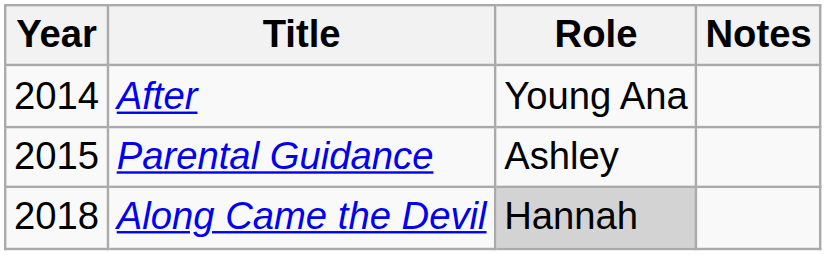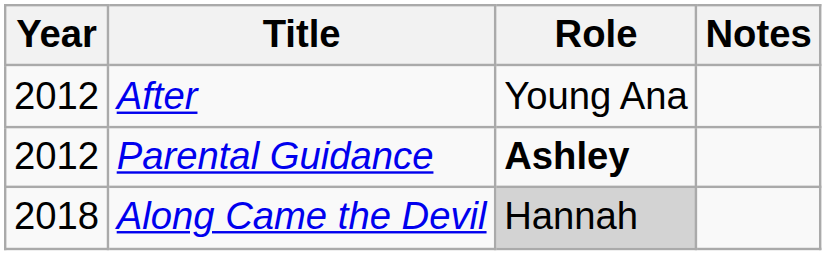(57, 95) 2014 -> (57, 95) 2012
(57, 156) 2015 -> (57, 156) 2012
(562, 156) normal -> (567, 156) bold
